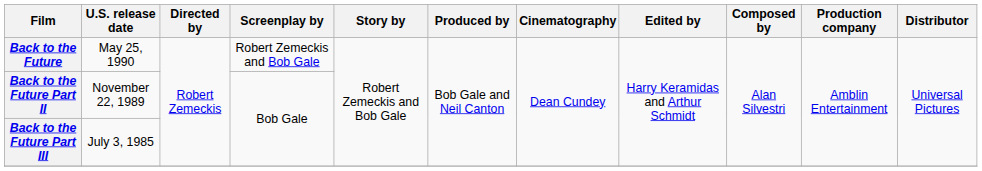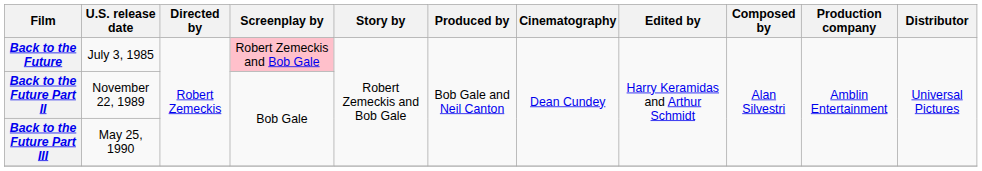(121, 54) May 25, 1990 -> (121, 54) July 3, 1985
(282, 54) no background -> (282, 54) pink background
(121, 142) July 3, 1985 -> (121, 142) May 25, 1990
